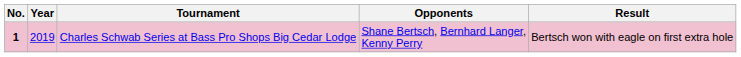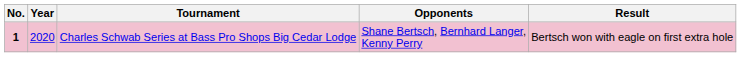(42, 37) 2019 -> (42, 37) 2020
